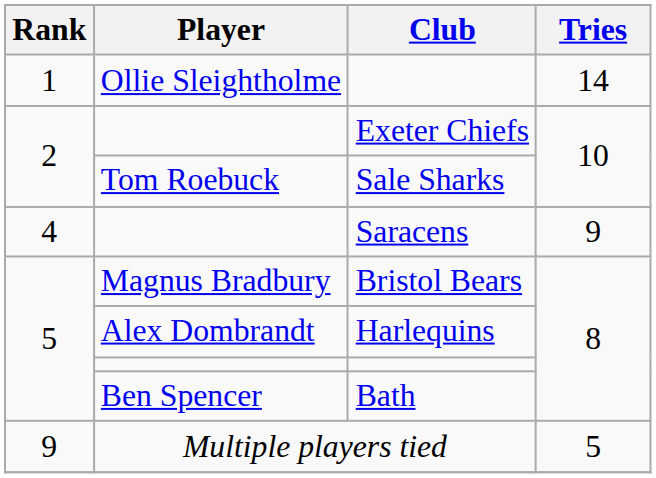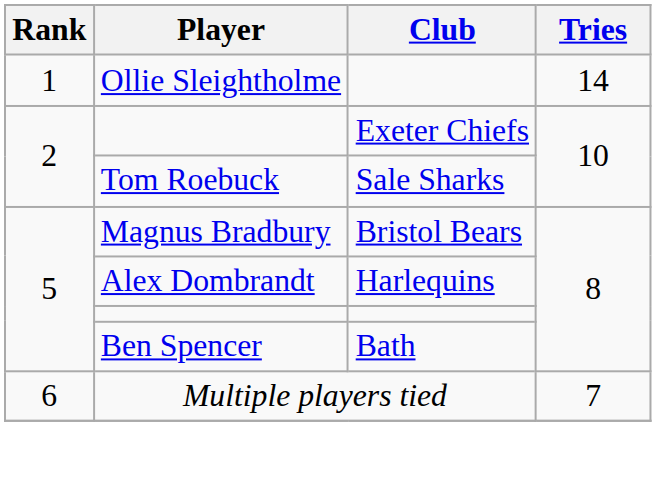- row: (221, 231)
(49, 446) 9 -> (49, 395) 6
(593, 446) 5 -> (593, 395) 7
